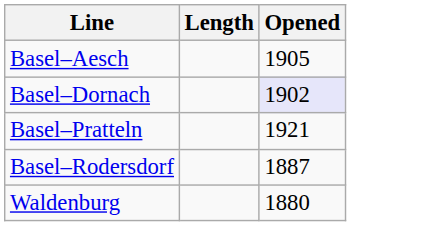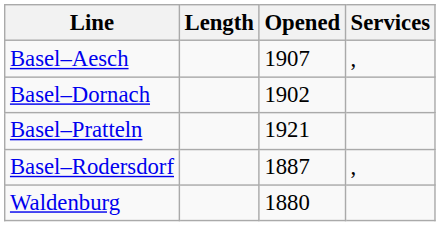+ column: (390, 22)
(287, 58) 1905 -> (287, 58) 1907
(287, 94) lavender background -> (287, 94) no background
